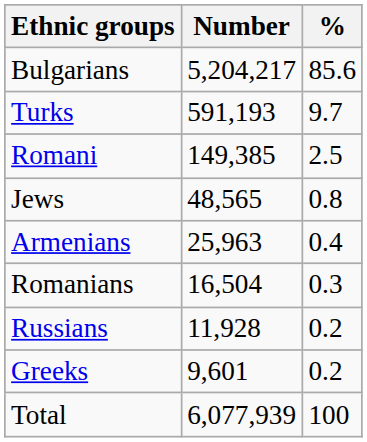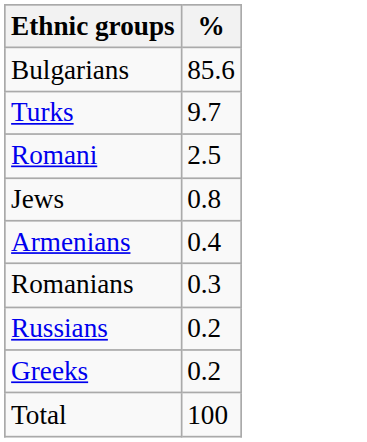- column: (242, 26)
